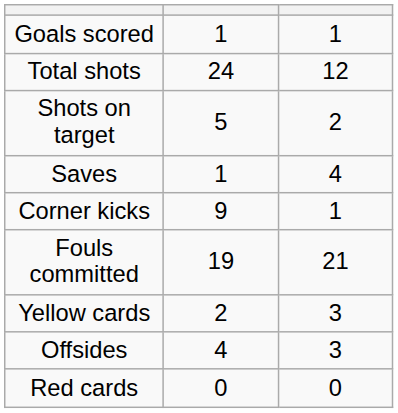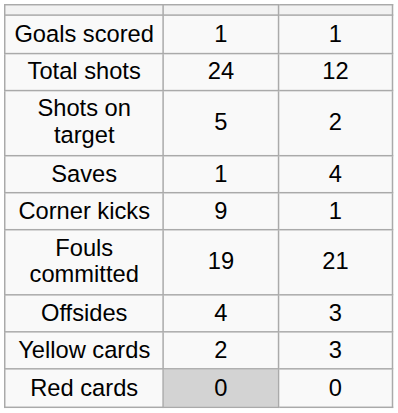rows swapped: (84, 350) <-> (84, 312)
(221, 387) no background -> (221, 387) lightgrey background
